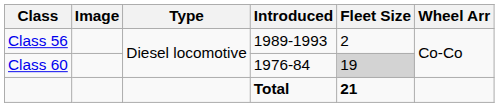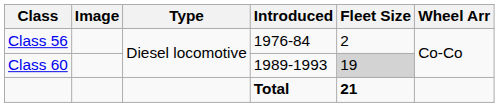(291, 41) 1989-1993 -> (282, 41) 1976-84
(282, 65) 1976-84 -> (291, 65) 1989-1993
